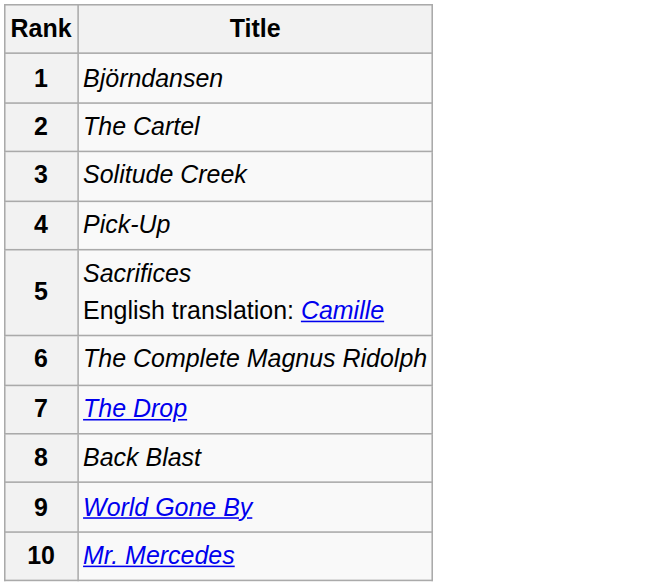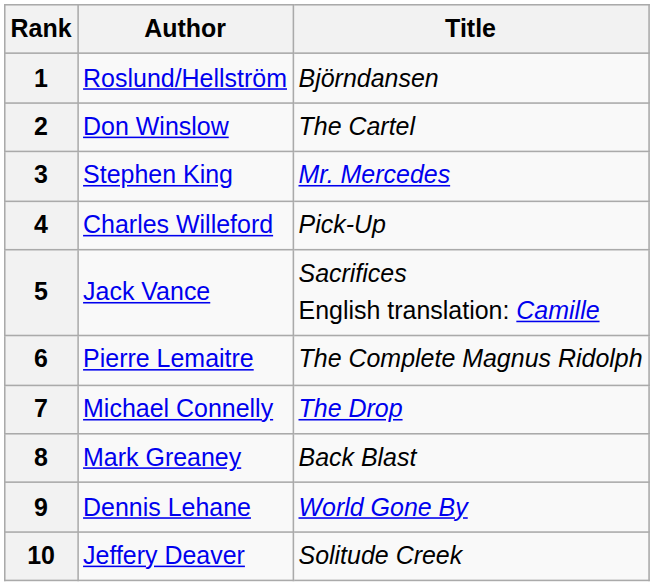+ column: (185, 28)
(165, 175) Solitude Creek -> (374, 175) Mr. Mercedes
(159, 555) Mr. Mercedes -> (380, 555) Solitude Creek
